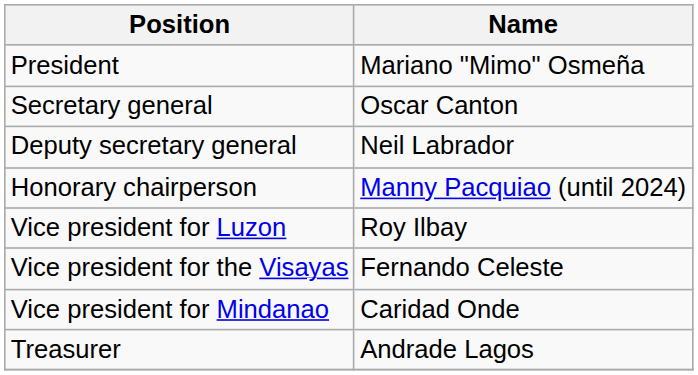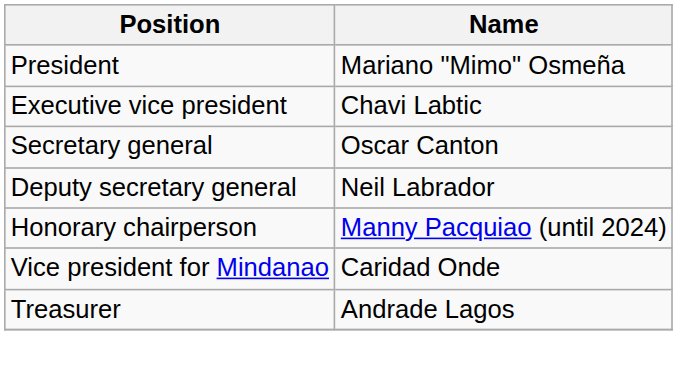+ row: (149, 106)
- row: (149, 227)
- row: (180, 268)
